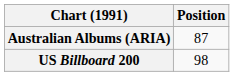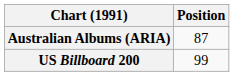(201, 60) 98 -> (201, 60) 99
